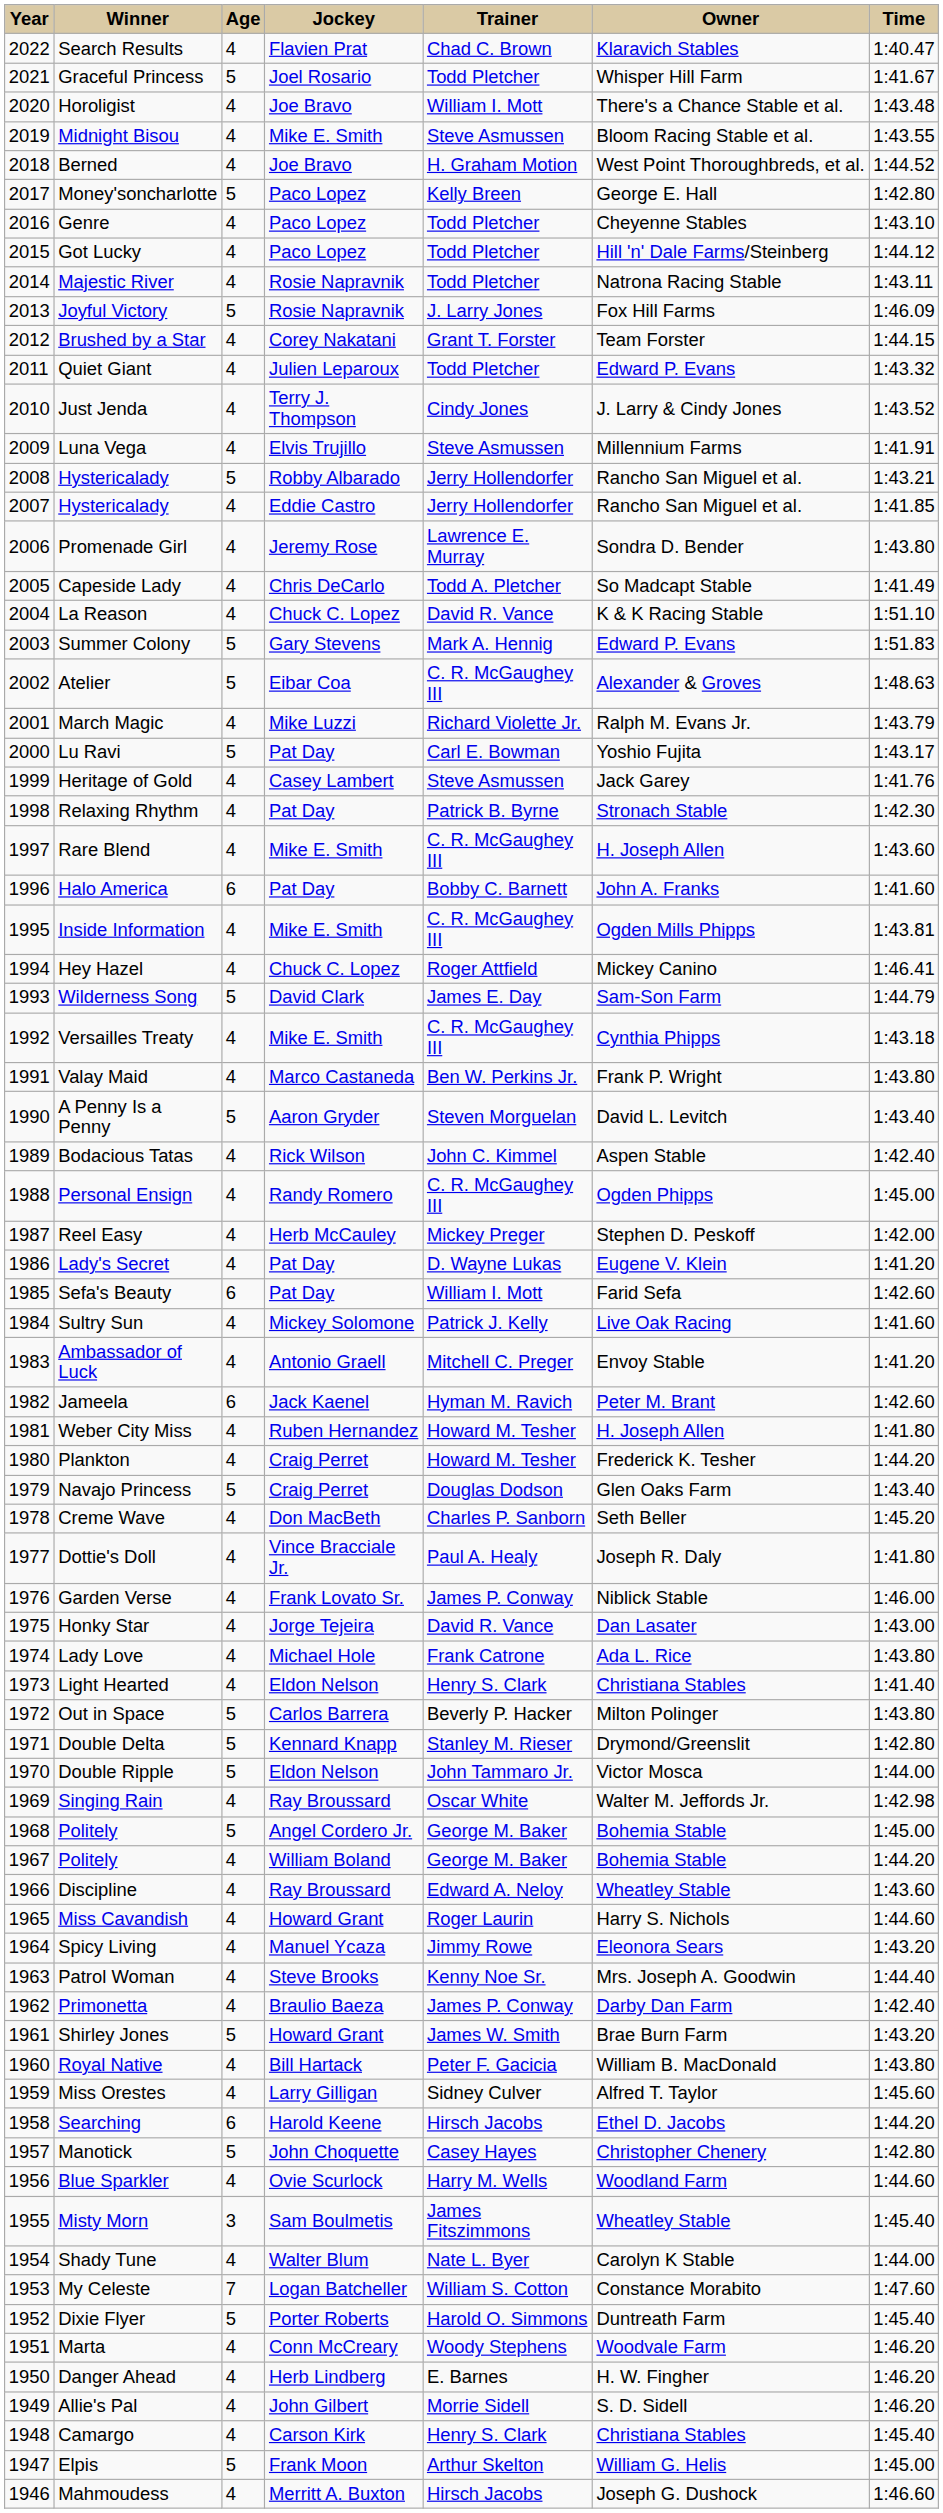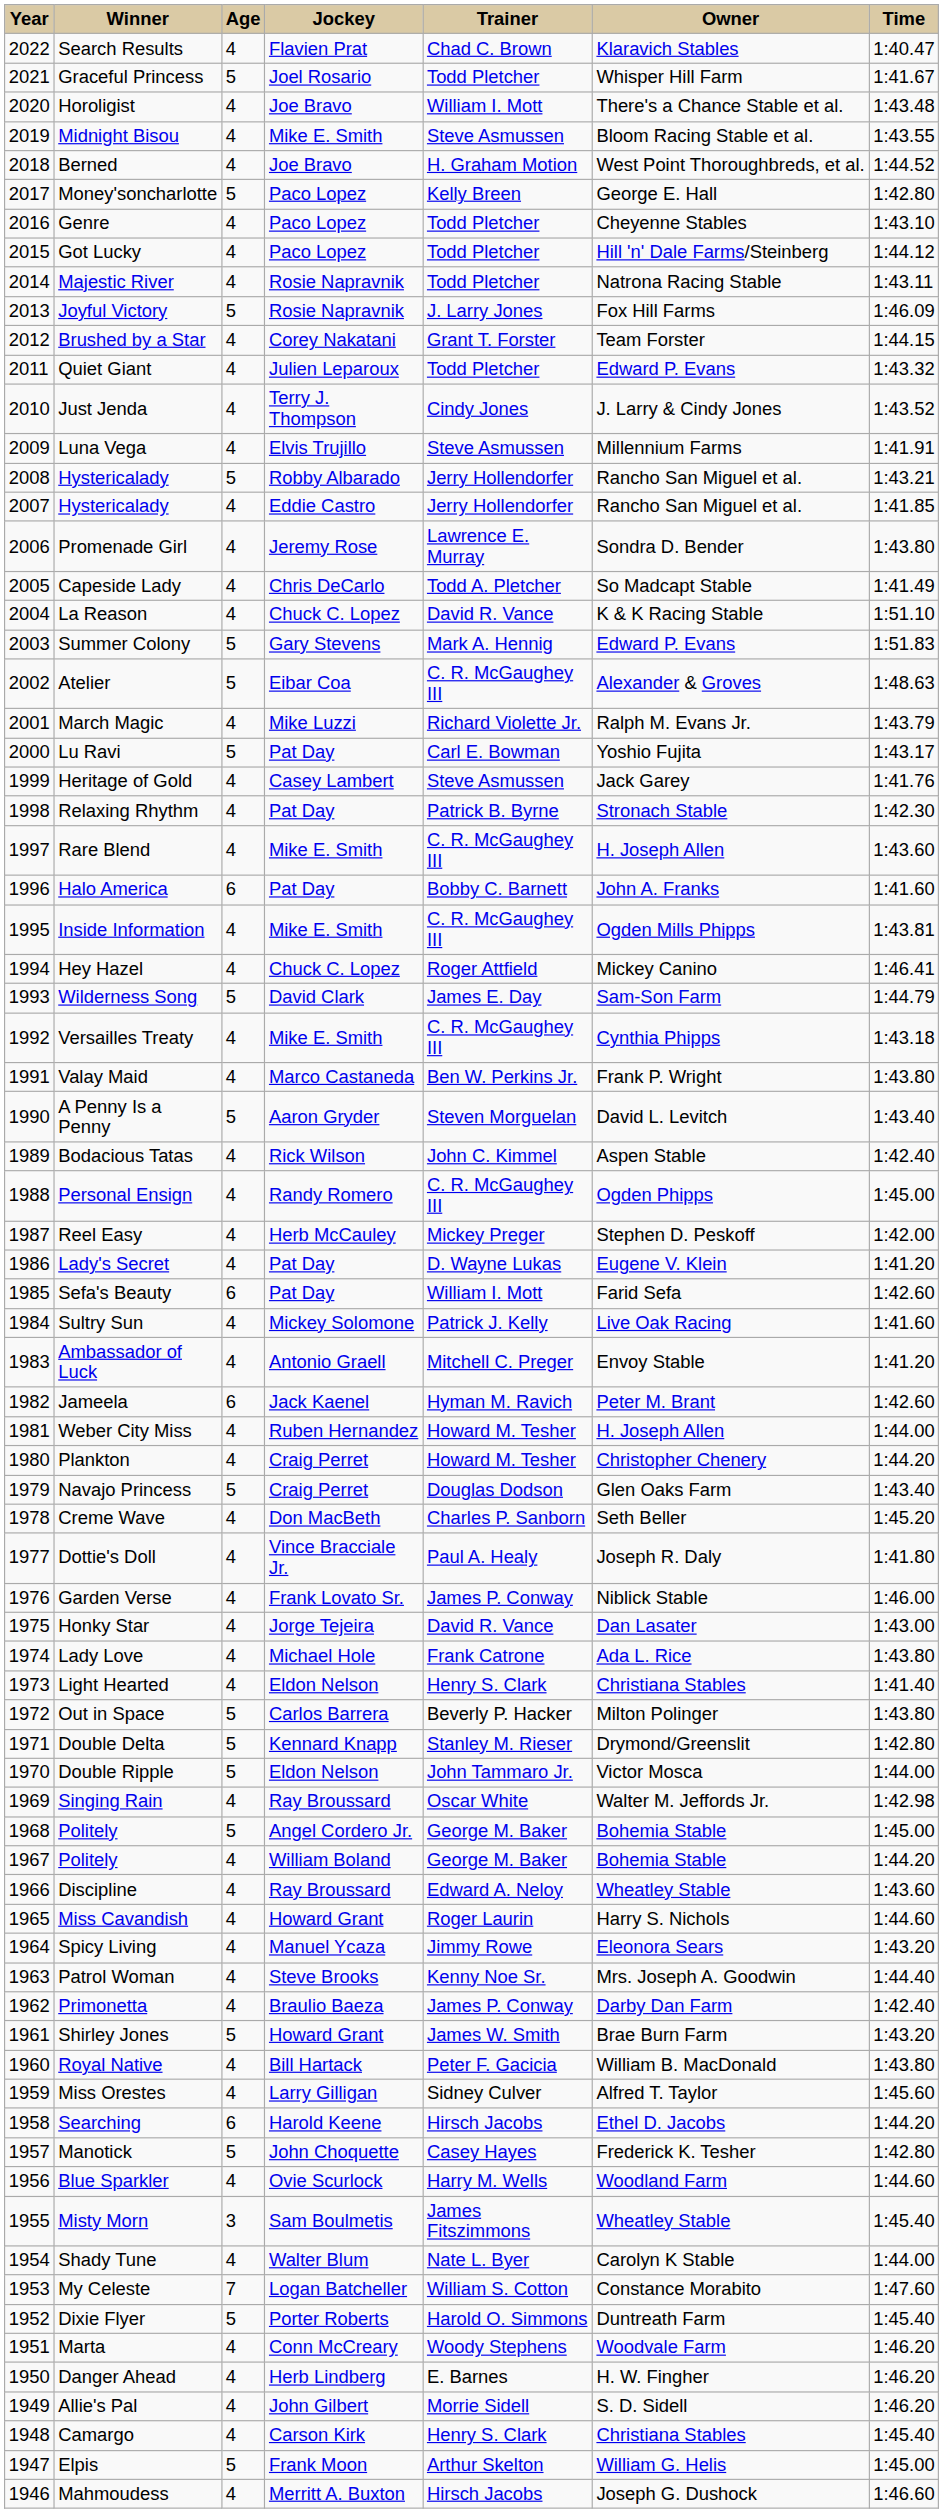(904, 1431) 1:41.80 -> (904, 1431) 1:44.00
(676, 1460) Frederick K. Tesher -> (681, 1460) Christopher Chenery
(681, 2152) Christopher Chenery -> (676, 2152) Frederick K. Tesher
